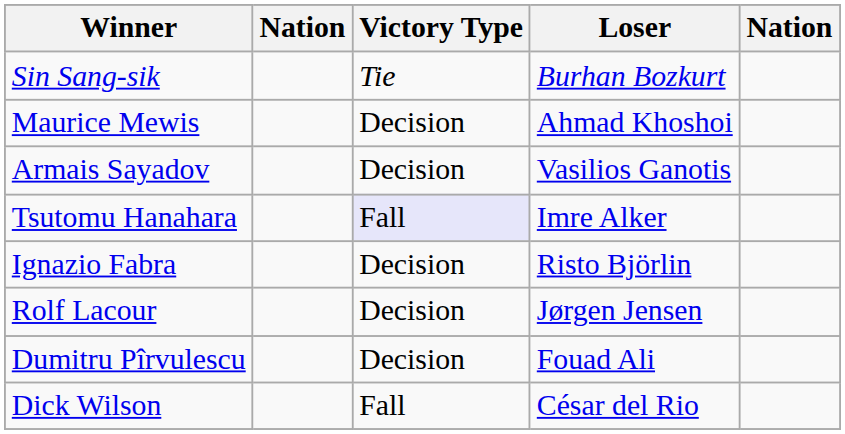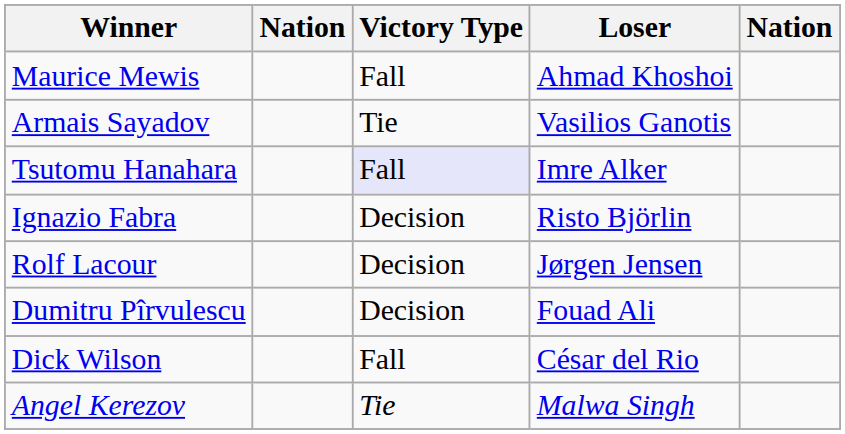- row: (86, 75)
(412, 122) Decision -> (382, 75) Fall
(412, 169) Decision -> (378, 122) Tie
+ row: (98, 405)
